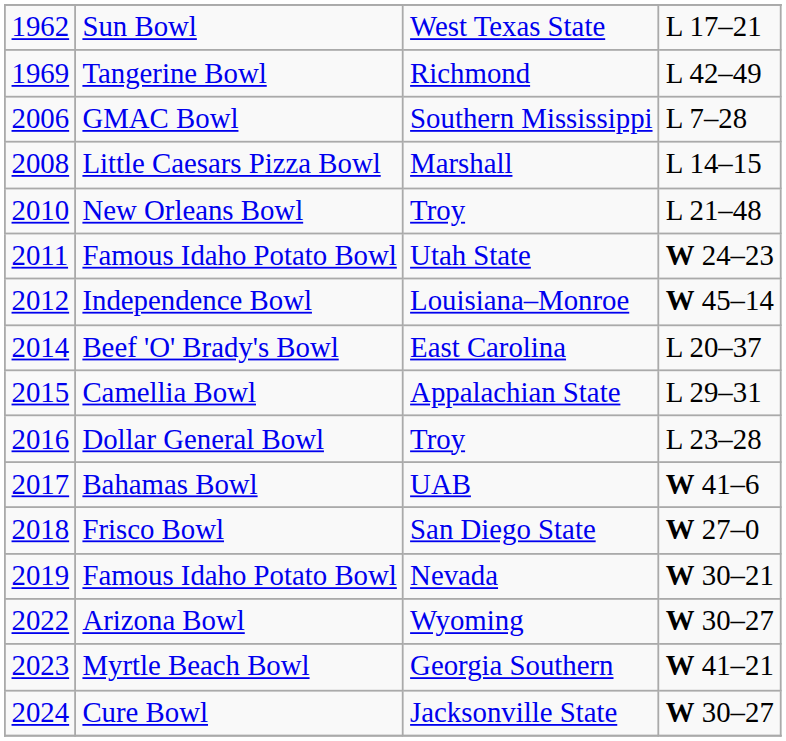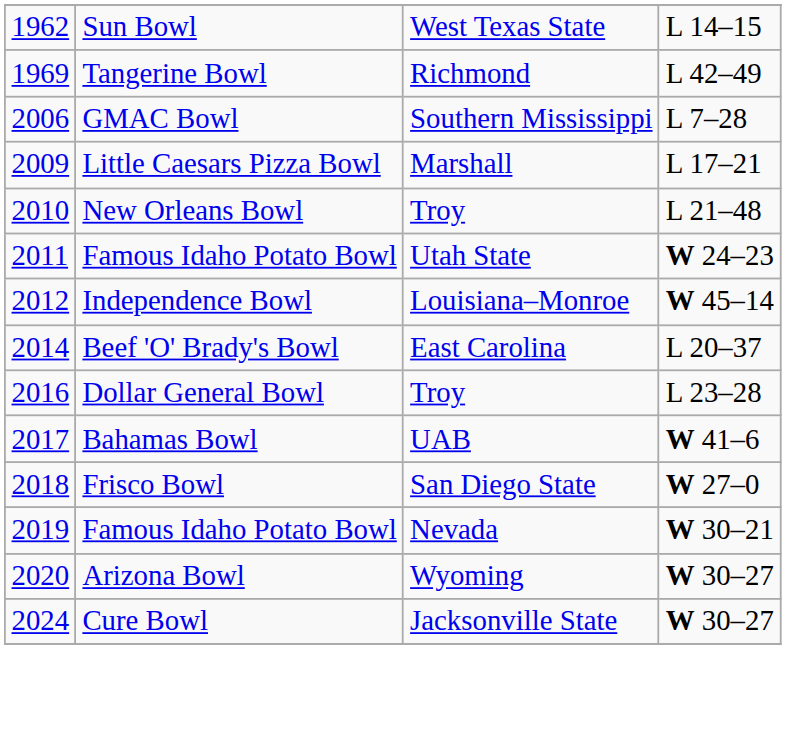(714, 27) L 17–21 -> (714, 27) L 14–15
(40, 164) 2008 -> (40, 164) 2009
(714, 164) L 14–15 -> (714, 164) L 17–21
- row: (169, 392)
(40, 621) 2022 -> (40, 575) 2020
- row: (196, 666)
